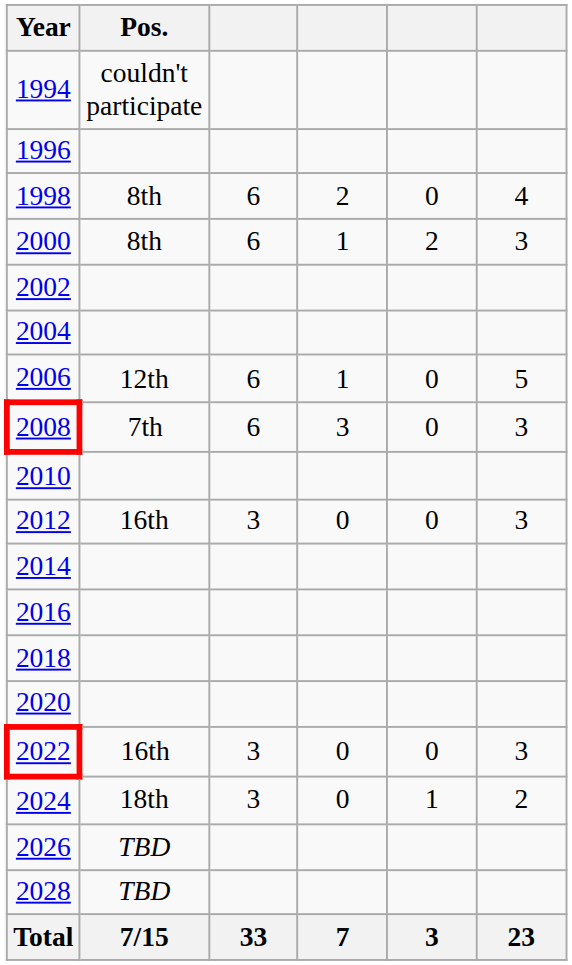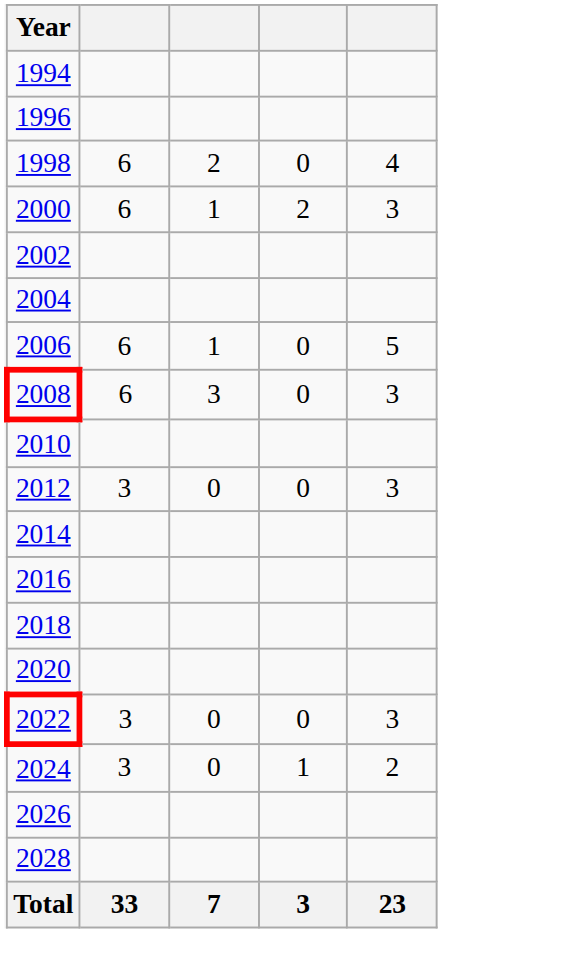- column: (144, 27)
